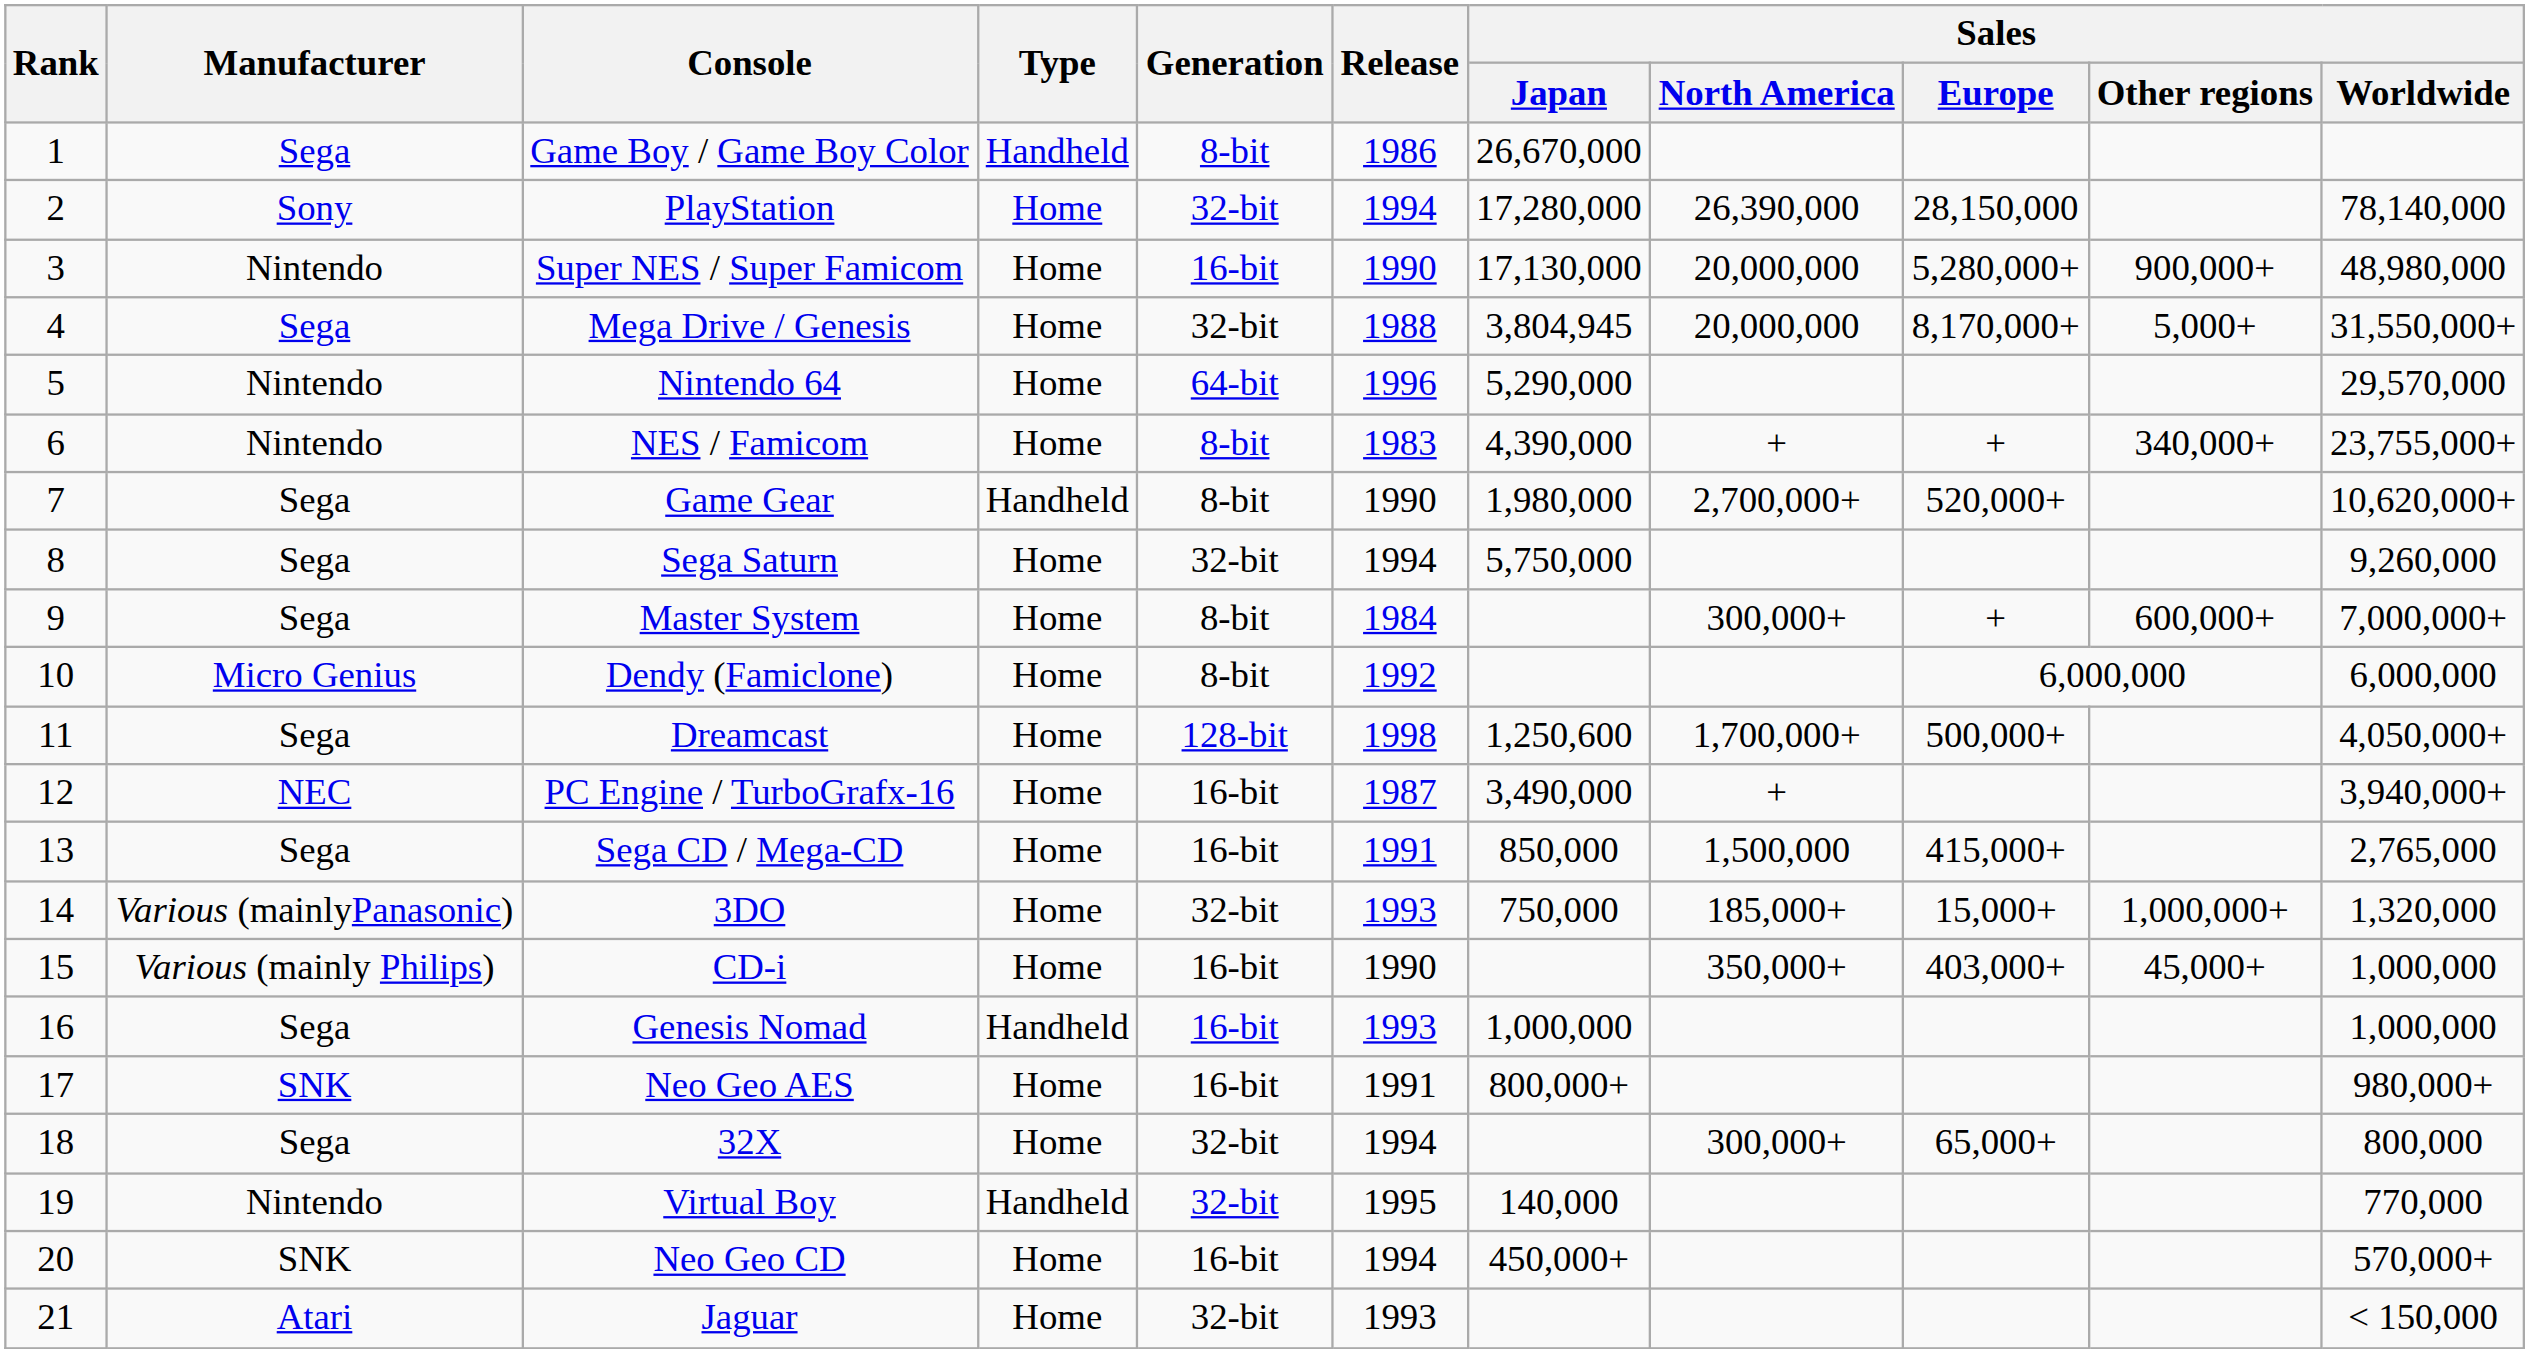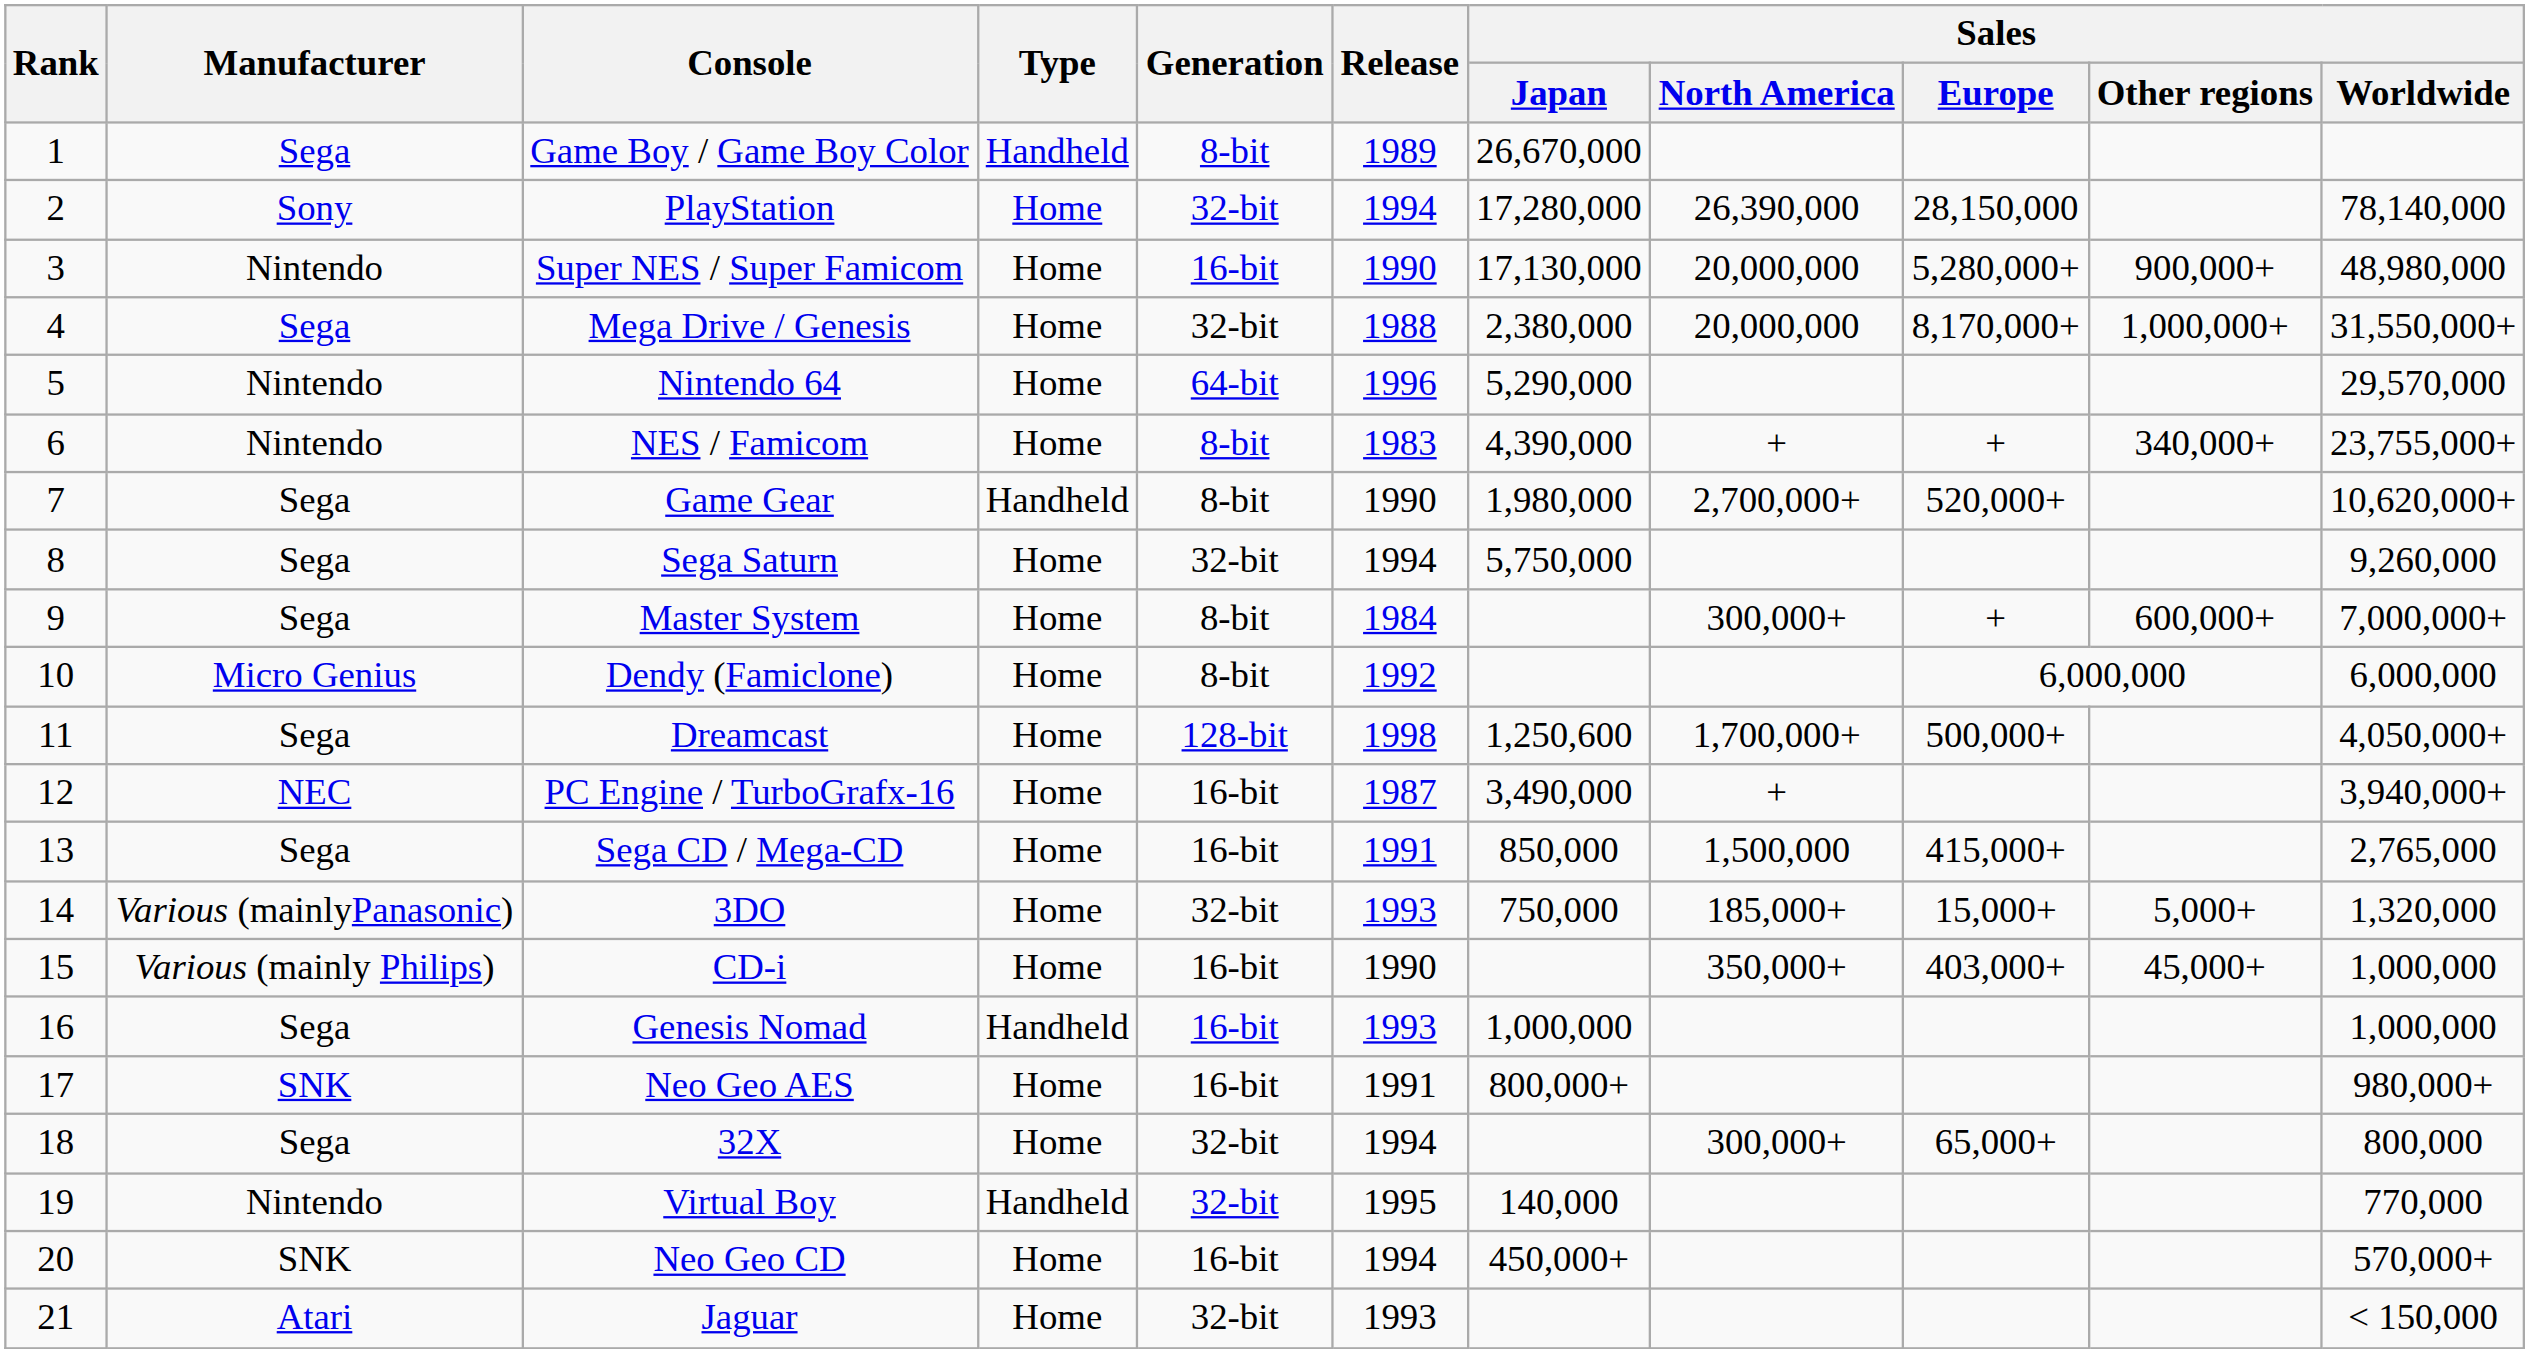(1400, 150) 1986 -> (1400, 150) 1989
(1559, 325) 3,804,945 -> (1559, 325) 2,380,000
(2205, 325) 5,000+ -> (2205, 325) 1,000,000+
(2205, 909) 1,000,000+ -> (2205, 909) 5,000+
